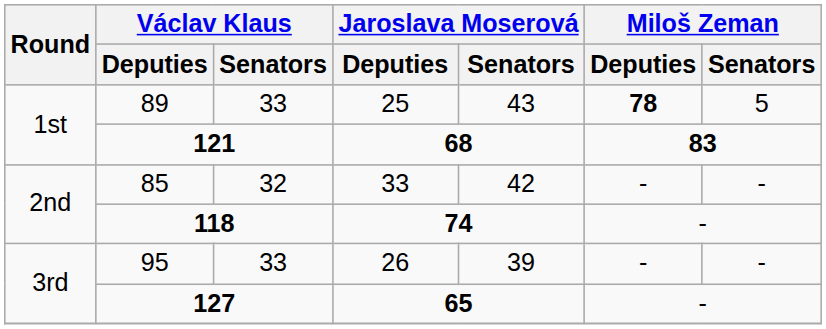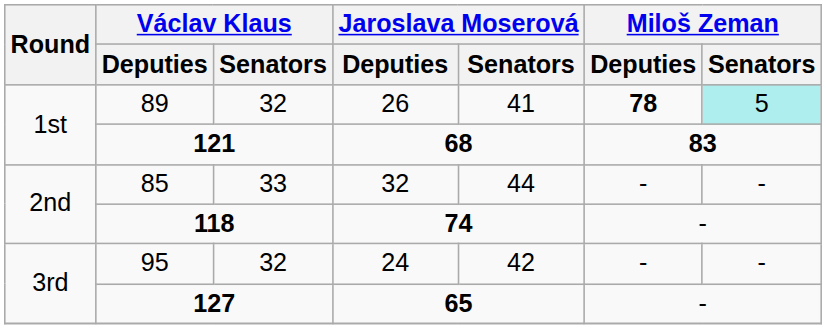(273, 104) 33 -> (273, 104) 32
(395, 104) 25 -> (395, 104) 26
(521, 104) 43 -> (521, 104) 41
(762, 104) no background -> (762, 104) paleturquoise background
(273, 183) 32 -> (273, 183) 33
(395, 183) 33 -> (395, 183) 32
(521, 183) 42 -> (521, 183) 44
(273, 263) 33 -> (273, 263) 32
(395, 263) 26 -> (395, 263) 24
(521, 263) 39 -> (521, 263) 42
